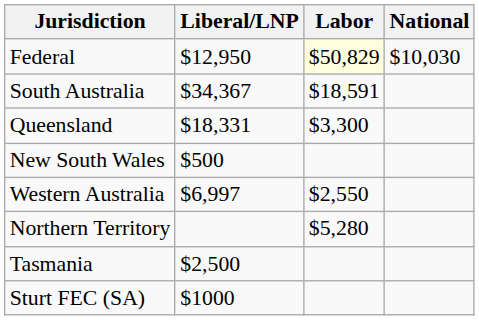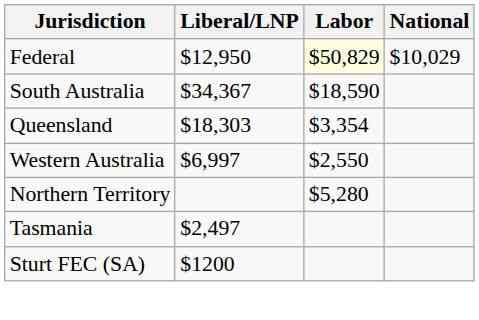(425, 56) $10,030 -> (425, 56) $10,029
(344, 90) $18,591 -> (344, 90) $18,590
(216, 125) $18,331 -> (216, 125) $18,303
(339, 125) $3,300 -> (339, 125) $3,354
- row: (87, 159)
(210, 263) $2,500 -> (210, 228) $2,497
(208, 297) $1000 -> (208, 263) $1200
